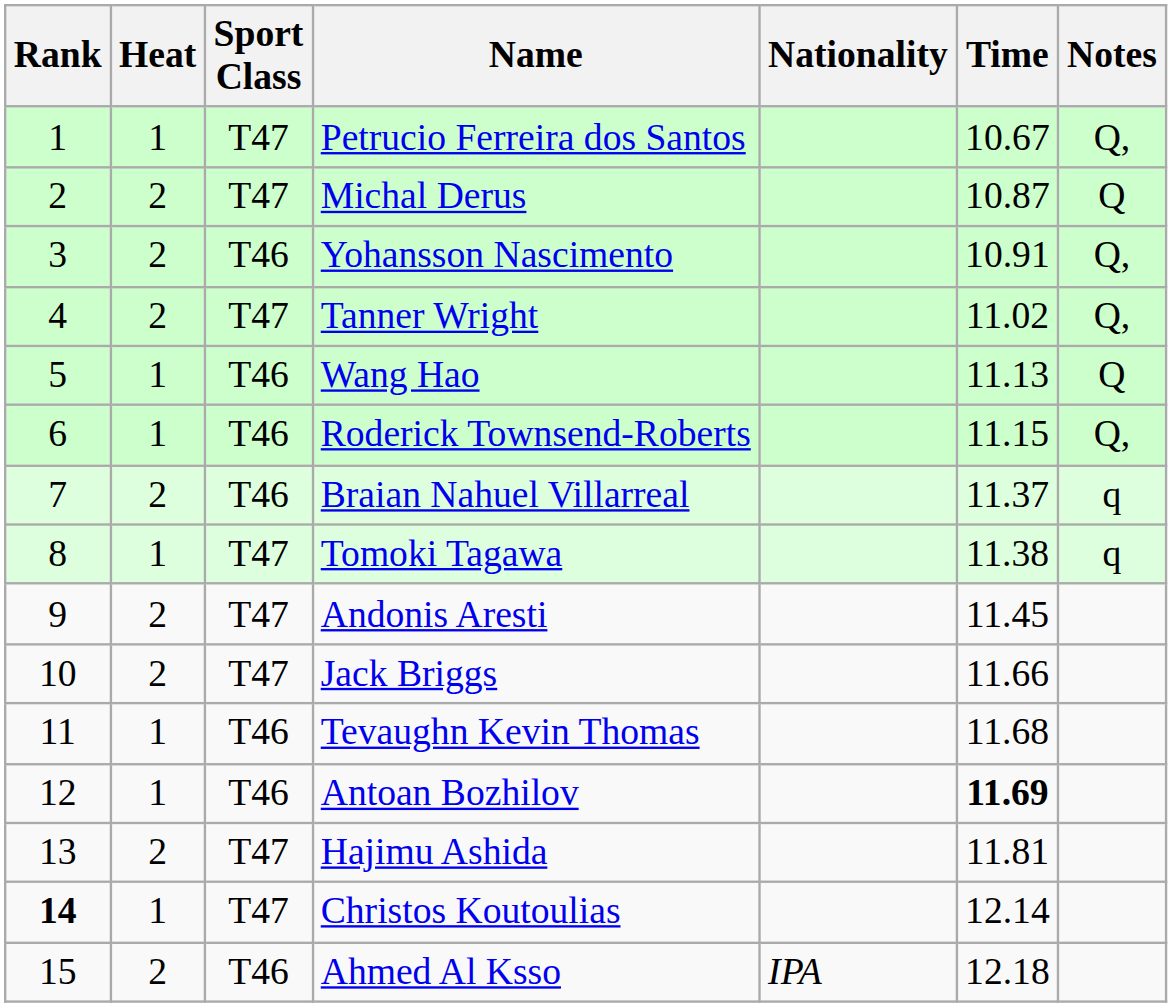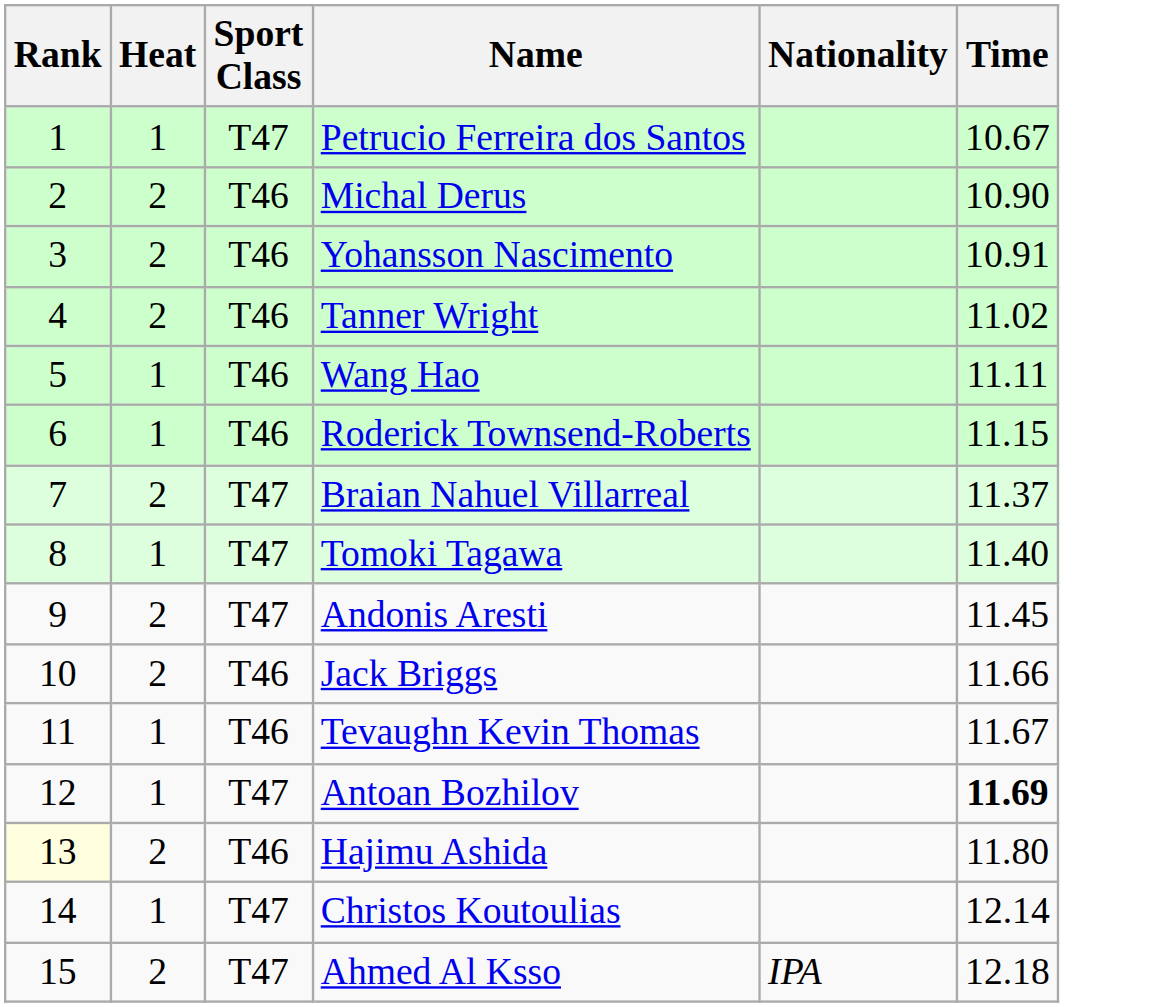- column: (1112, 55)
(258, 195) T47 -> (258, 195) T46
(1007, 195) 10.87 -> (1007, 195) 10.90
(258, 315) T47 -> (258, 315) T46
(1007, 374) 11.13 -> (1007, 374) 11.11
(258, 494) T46 -> (258, 494) T47
(1007, 553) 11.38 -> (1007, 553) 11.40
(258, 672) T47 -> (258, 672) T46
(1007, 732) 11.68 -> (1007, 732) 11.67
(258, 792) T46 -> (258, 792) T47
(58, 851) no background -> (58, 851) lightyellow background
(258, 851) T47 -> (258, 851) T46
(1007, 851) 11.81 -> (1007, 851) 11.80
(58, 911) bold -> (58, 911) normal
(258, 971) T46 -> (258, 971) T47
